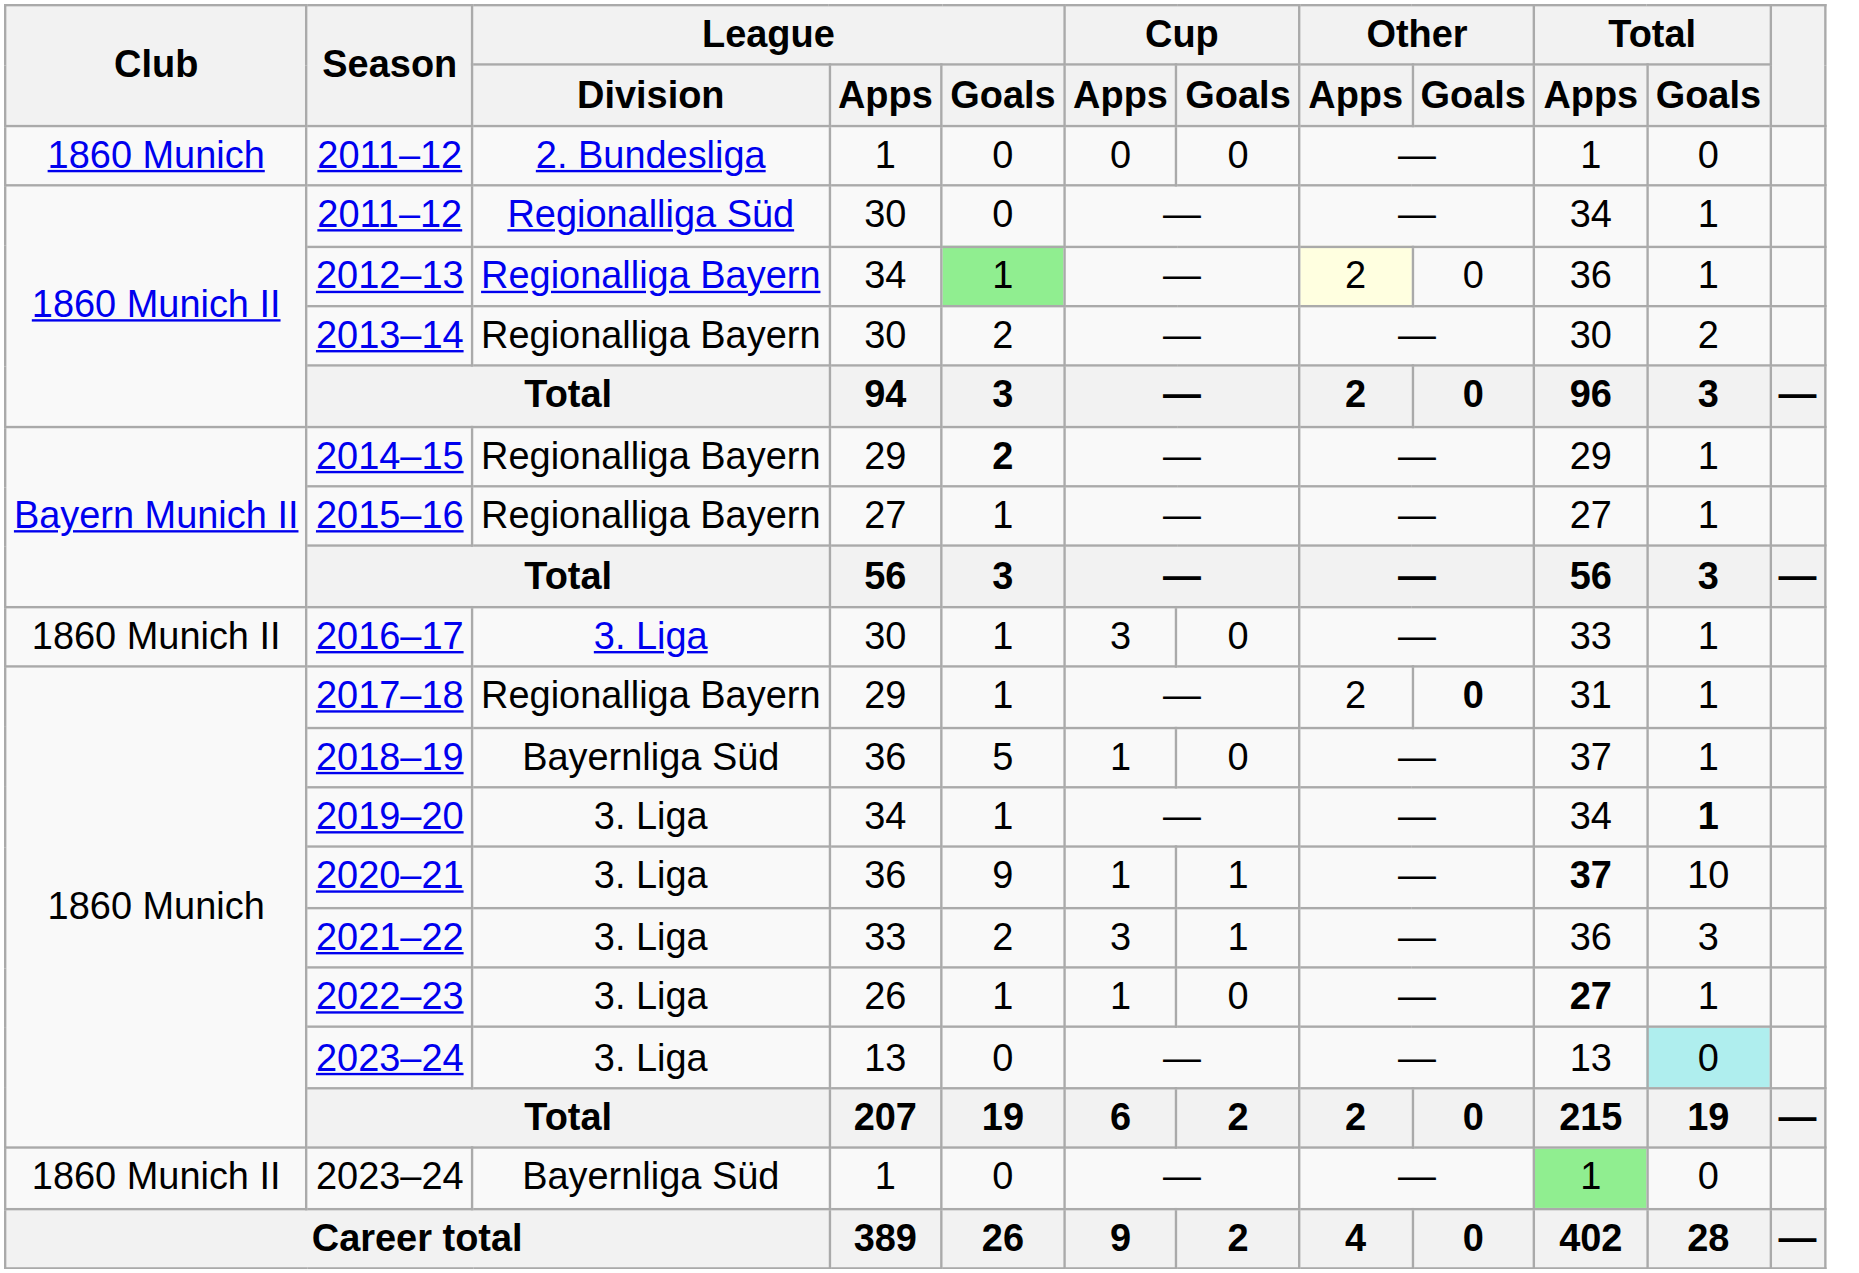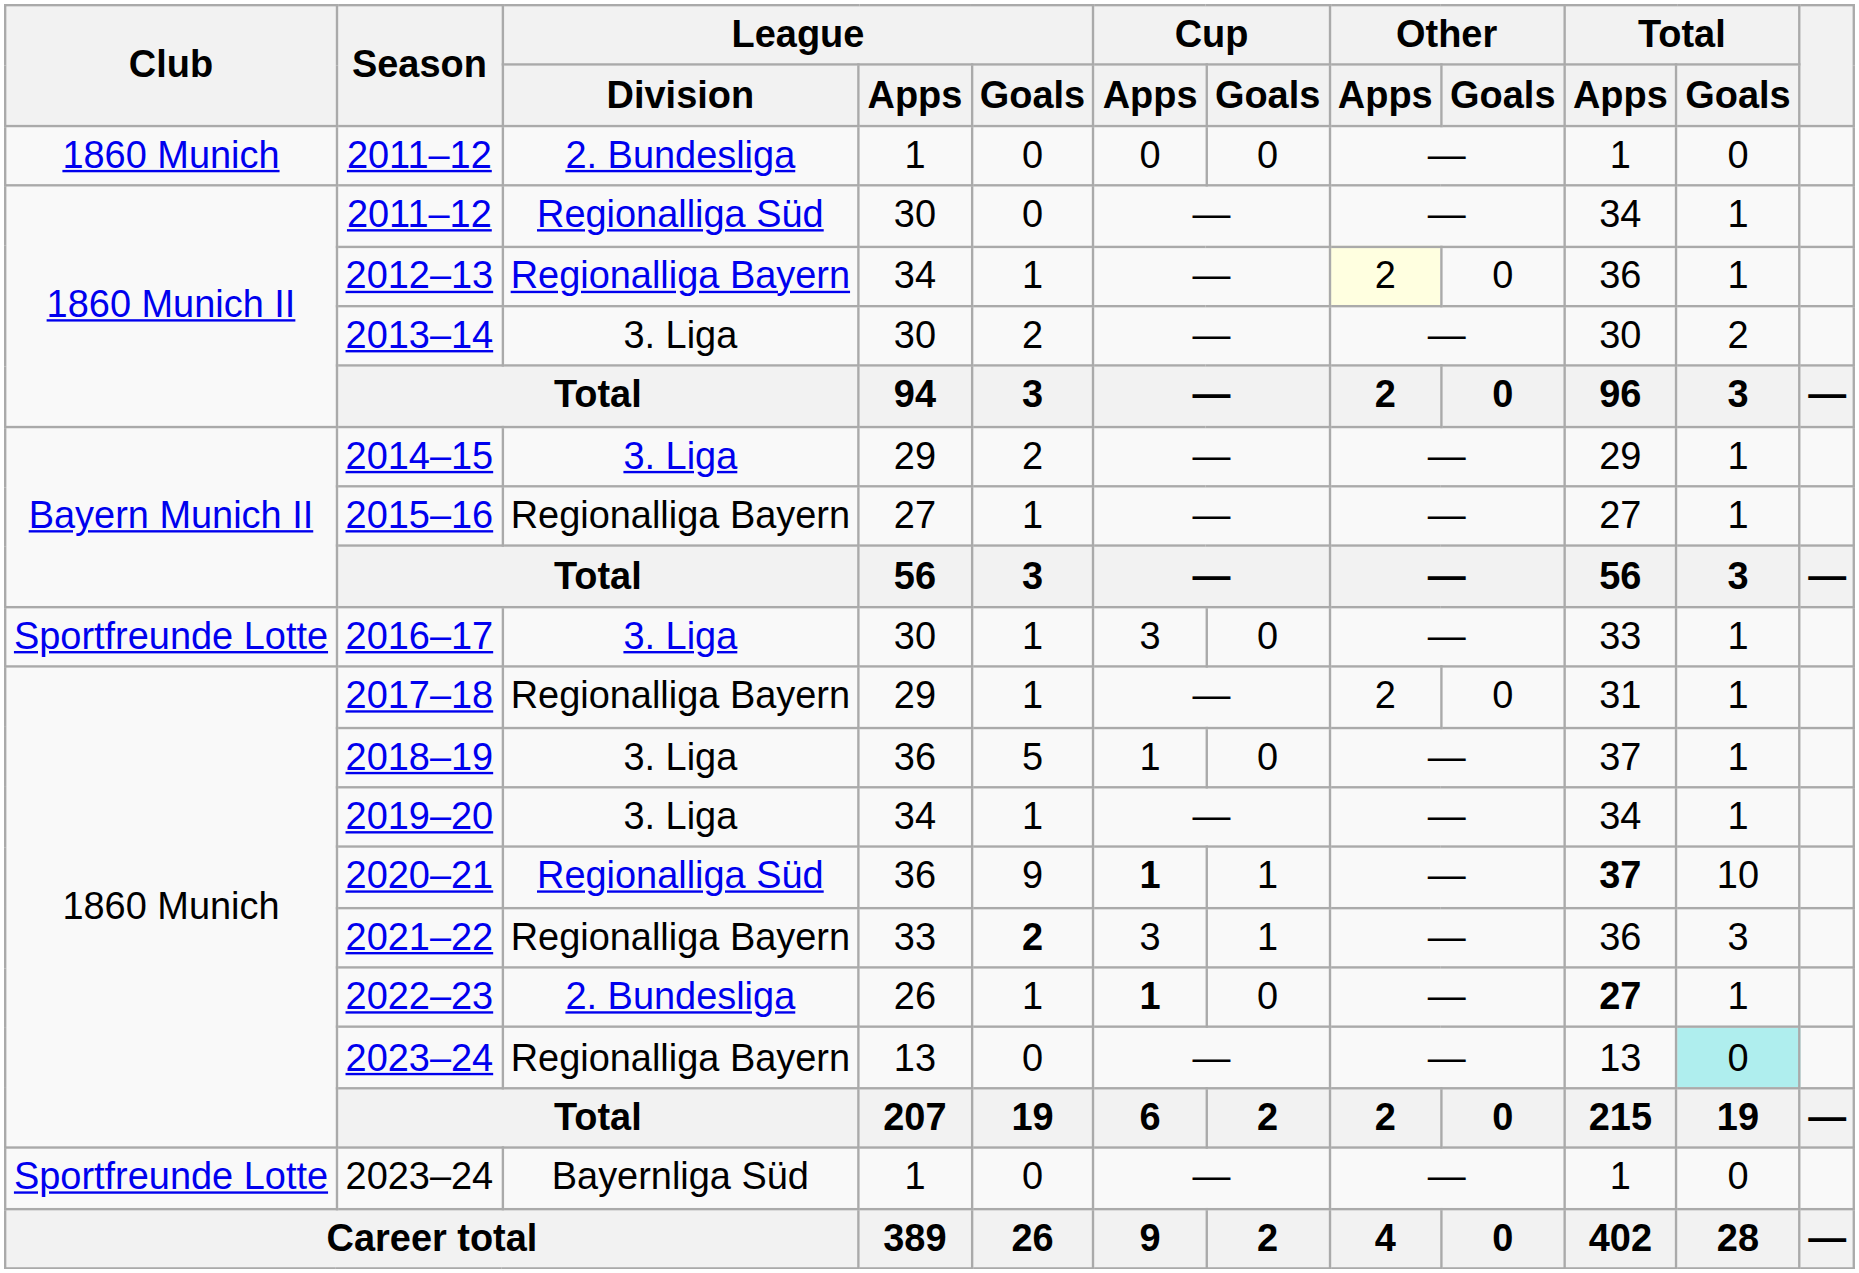(1003, 275) lightgreen background -> (1033, 275) no background
(651, 335) Regionalliga Bayern -> (680, 335) 3. Liga
(651, 455) Regionalliga Bayern -> (680, 455) 3. Liga
(1003, 455) bold -> (1033, 455) normal
(156, 635) 1860 Munich II -> (171, 635) Sportfreunde Lotte
(1473, 696) bold -> (1503, 696) normal
(651, 756) Bayernliga Süd -> (680, 756) 3. Liga
(1708, 816) bold -> (1738, 816) normal
(651, 876) 3. Liga -> (680, 876) Regionalliga Süd
(1120, 876) normal -> (1150, 876) bold
(651, 936) 3. Liga -> (680, 936) Regionalliga Bayern
(1003, 936) normal -> (1033, 936) bold
(651, 996) 3. Liga -> (680, 996) 2. Bundesliga
(1120, 996) normal -> (1150, 996) bold
(651, 1056) 3. Liga -> (680, 1056) Regionalliga Bayern
(156, 1177) 1860 Munich II -> (171, 1177) Sportfreunde Lotte
(1591, 1177) lightgreen background -> (1620, 1177) no background
